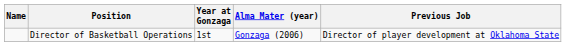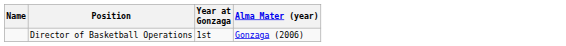- column: (441, 16)
